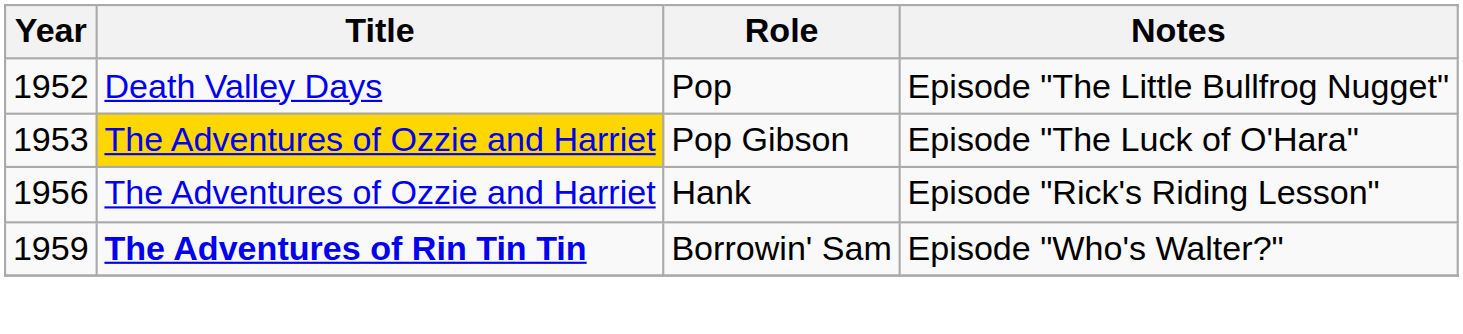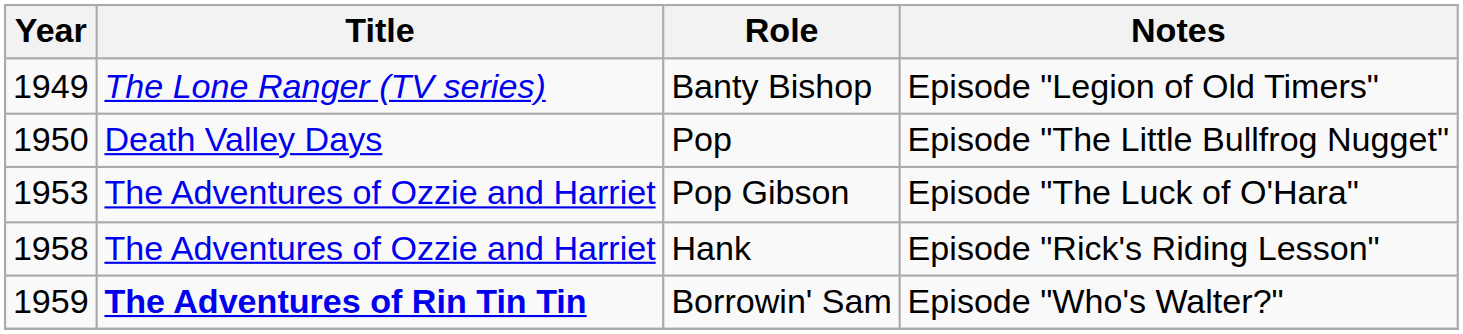+ row: (772, 85)
(51, 85) 1952 -> (51, 139) 1950
(380, 139) gold background -> (380, 193) no background
(51, 193) 1956 -> (51, 247) 1958
